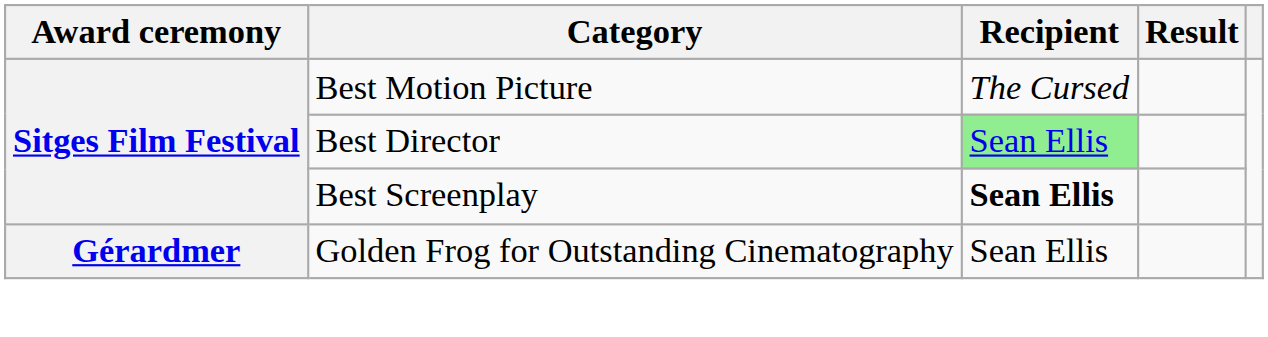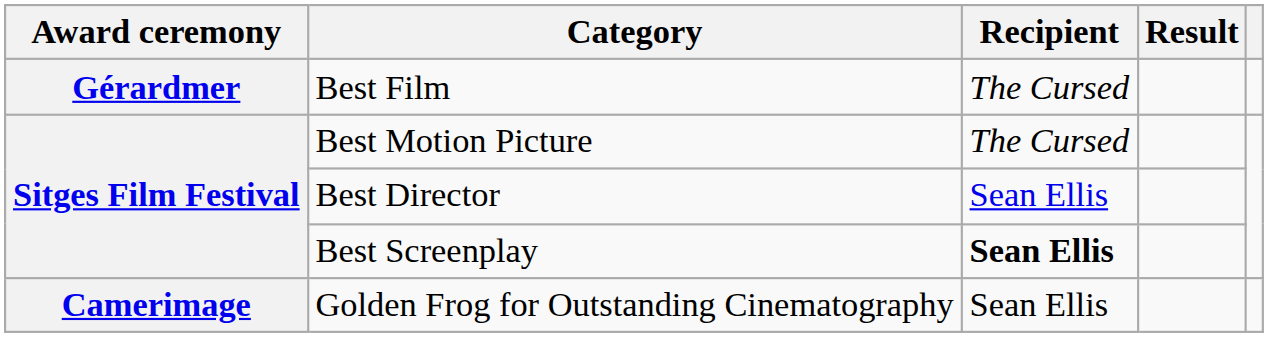+ row: (383, 86)
(1039, 140) lightgreen background -> (1039, 195) no background
(156, 250) Gérardmer -> (156, 304) Camerimage
